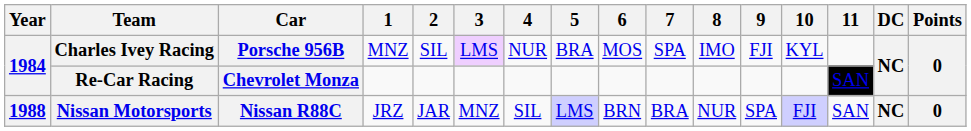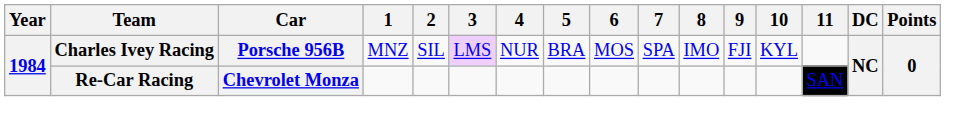- row: (134, 111)
